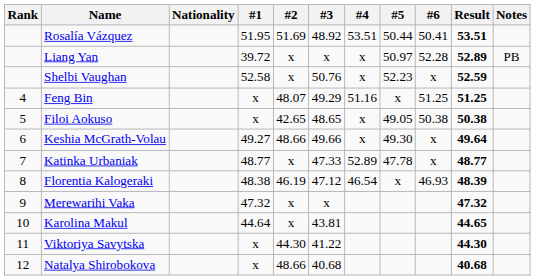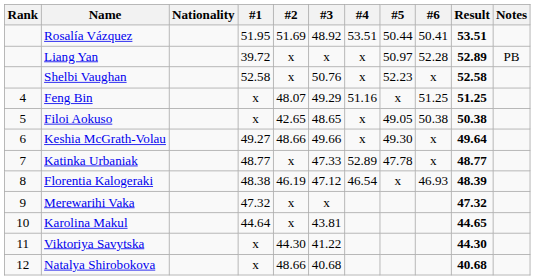(472, 77) 52.59 -> (472, 77) 52.58
